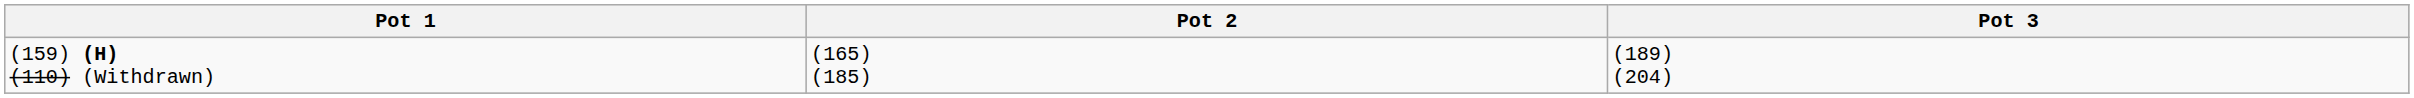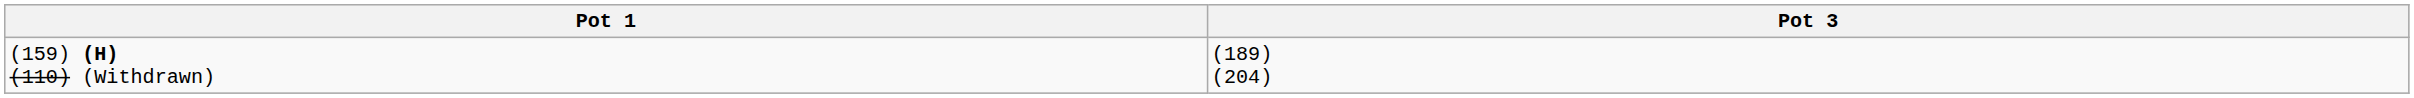- column: (1207, 21)
